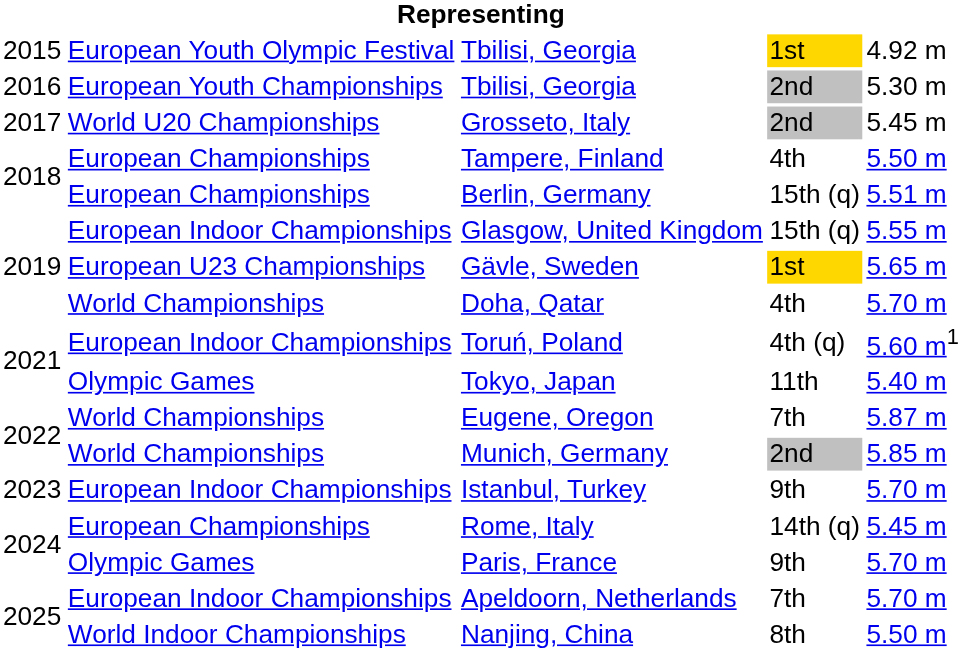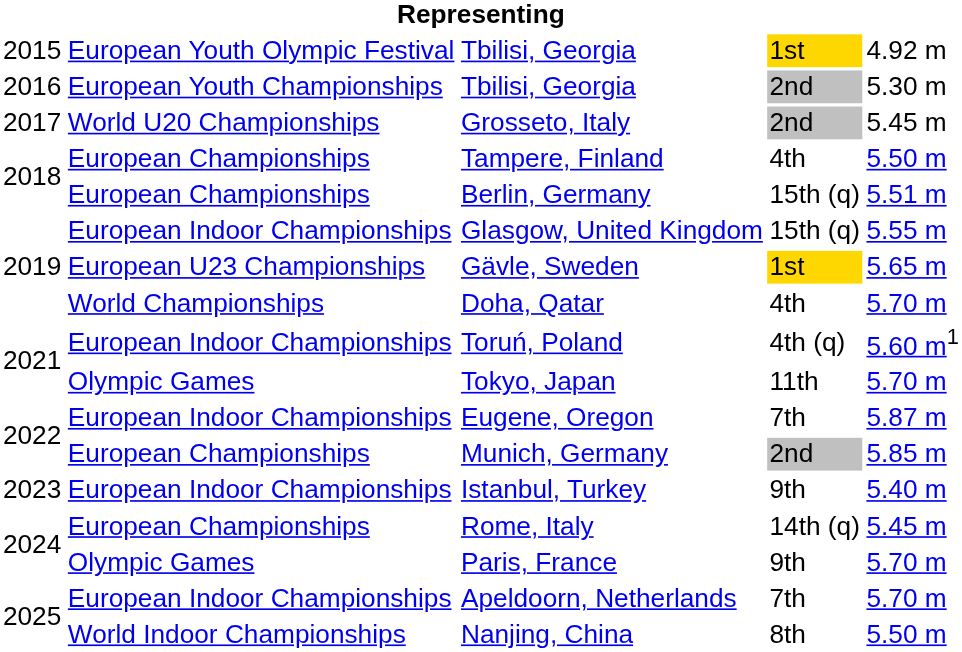(907, 382) 5.40 m -> (907, 382) 5.70 m
(196, 418) World Championships -> (260, 418) European Indoor Championships
(196, 454) World Championships -> (219, 454) European Championships
(907, 490) 5.70 m -> (907, 490) 5.40 m
